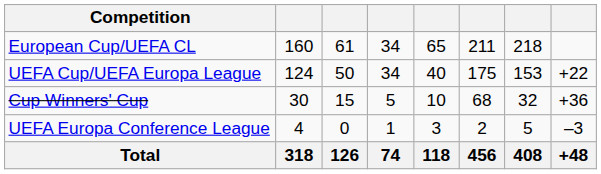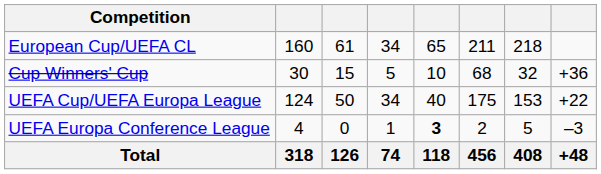rows swapped: (78, 100) <-> (135, 73)
(436, 127) normal -> (436, 127) bold
